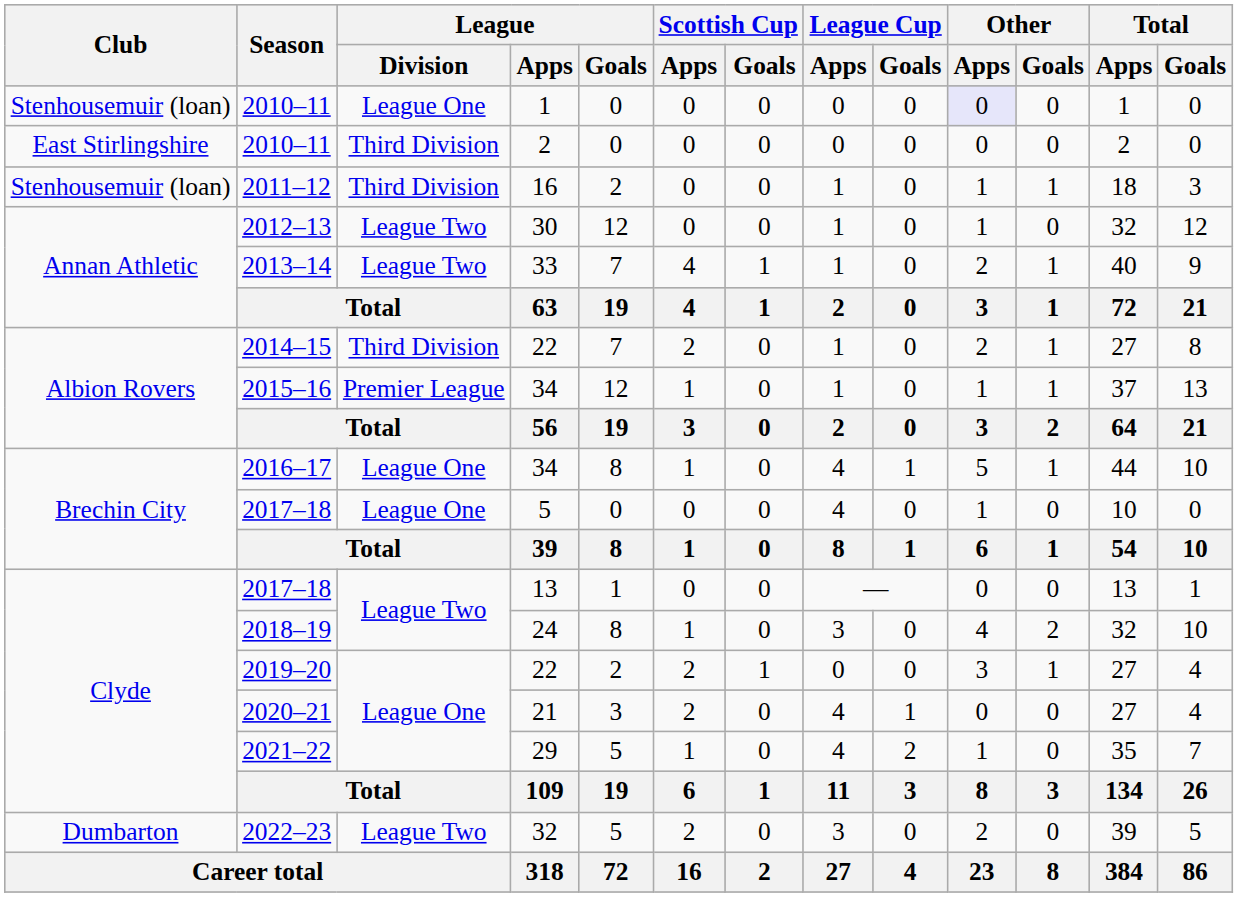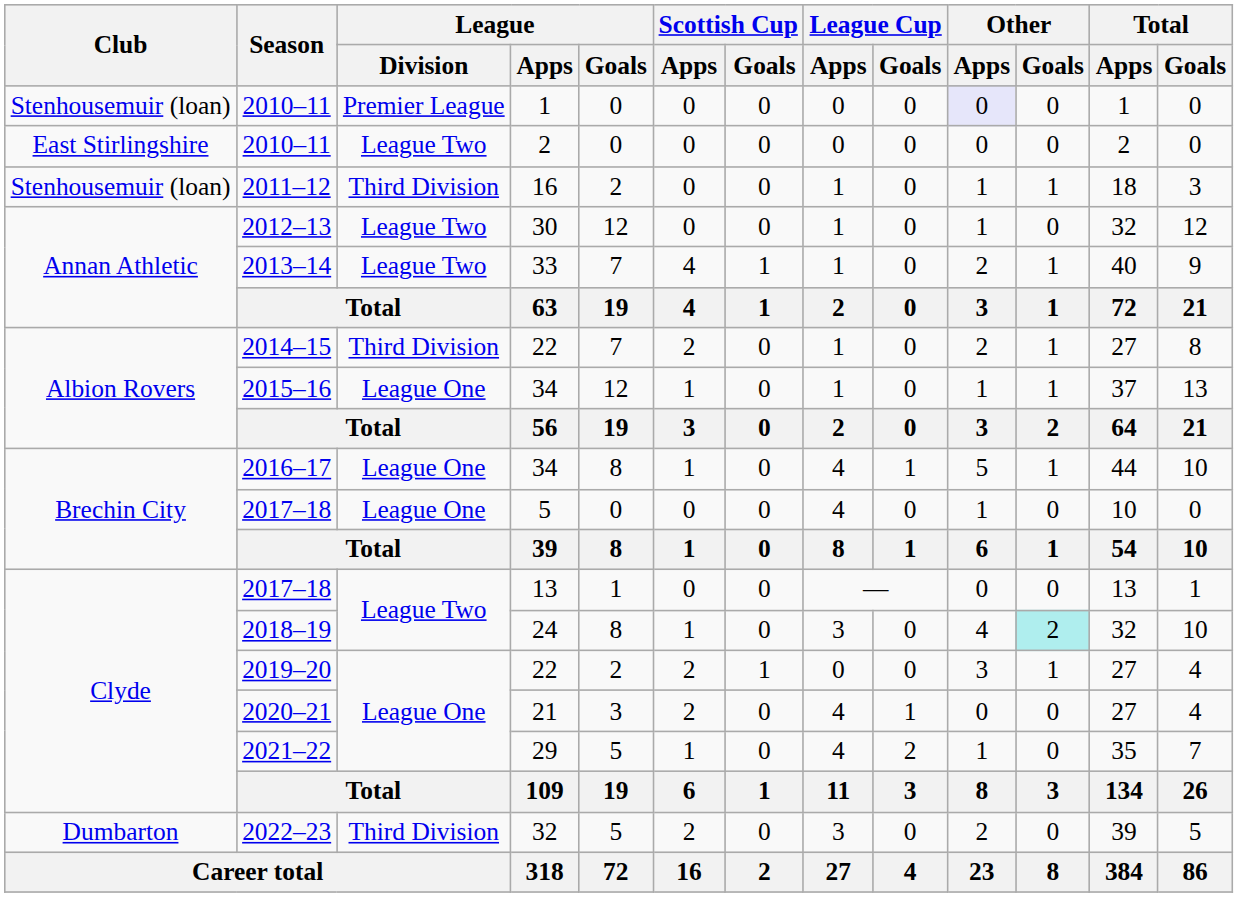(424, 105) League One -> (424, 105) Premier League
(424, 145) Third Division -> (424, 145) League Two
(424, 387) Premier League -> (424, 387) League One
(1053, 629) no background -> (1053, 629) paleturquoise background
(424, 831) League Two -> (424, 831) Third Division
